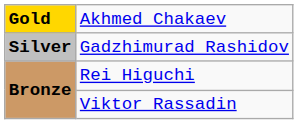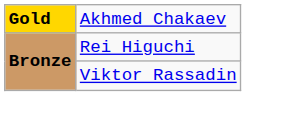- row: (184, 47)
